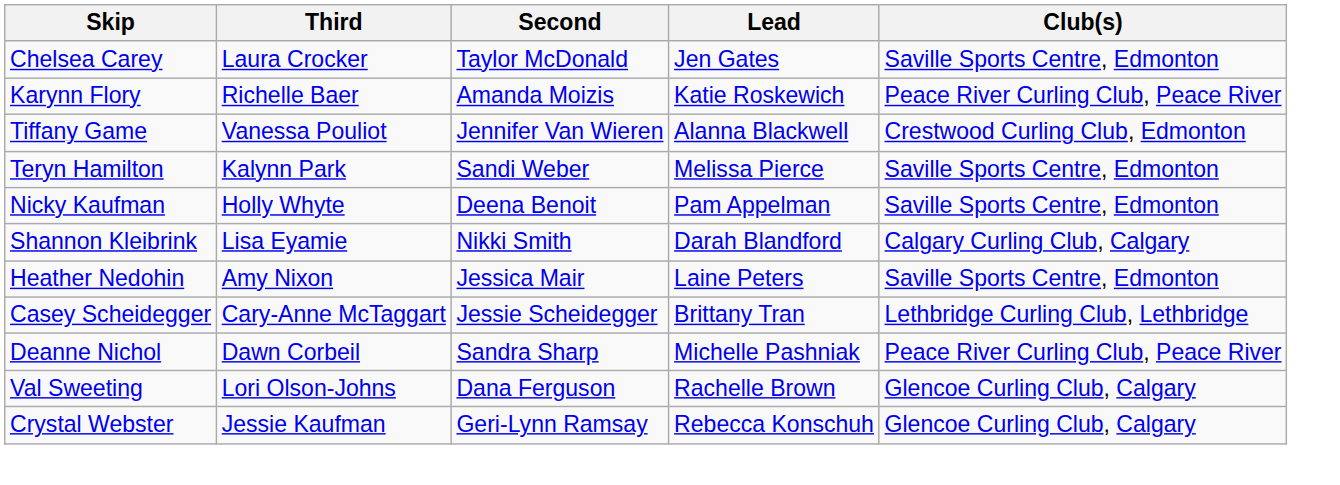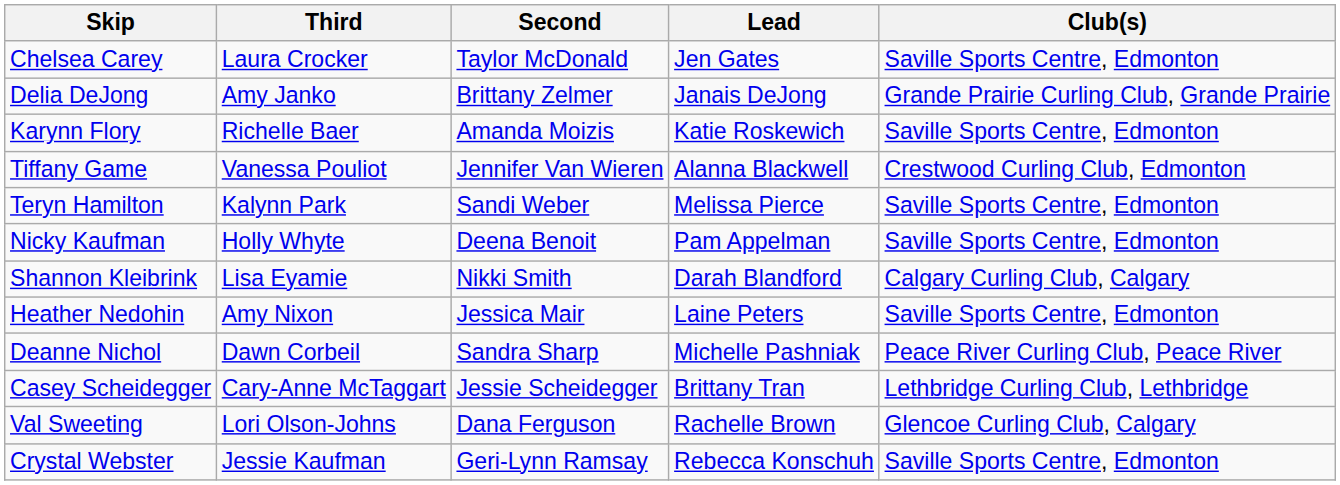+ row: (79, 95)
(1083, 95) Peace River Curling Club, Peace River -> (1052, 132) Saville Sports Centre, Edmonton
rows swapped: (86, 351) <-> (111, 315)
(1040, 424) Glencoe Curling Club, Calgary -> (1052, 461) Saville Sports Centre, Edmonton
